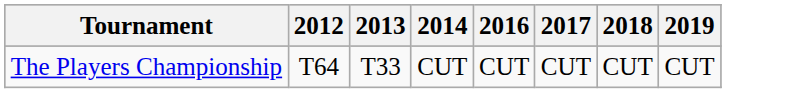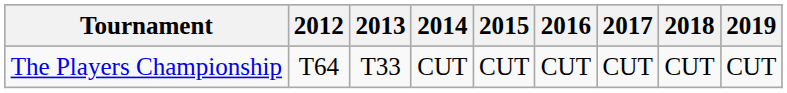+ column: (504, 25)
